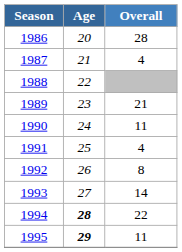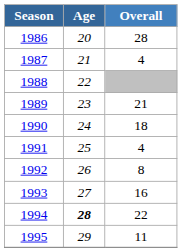(141, 125) 11 -> (141, 125) 18
(141, 192) 14 -> (141, 192) 16
(84, 236) bold -> (84, 236) normal
